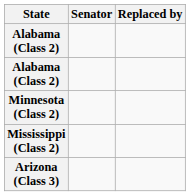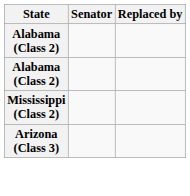- row: (36, 107)
